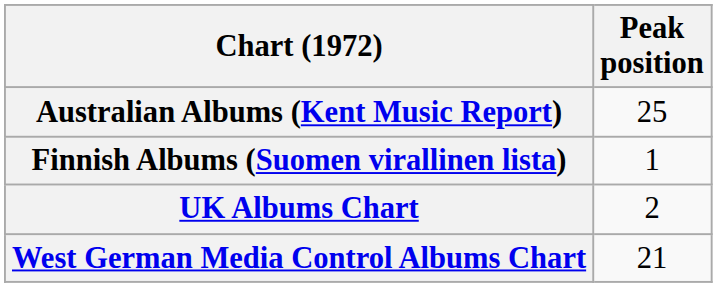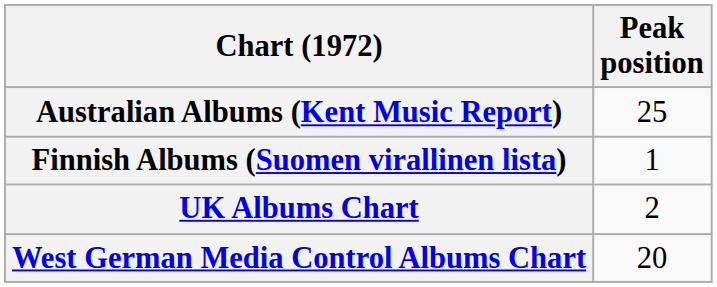(652, 256) 21 -> (652, 256) 20
